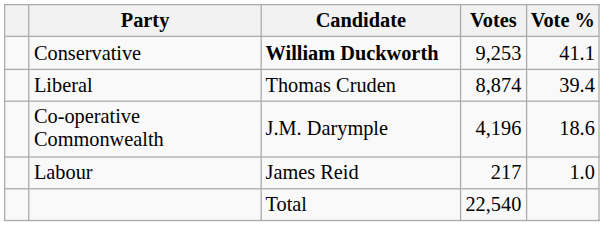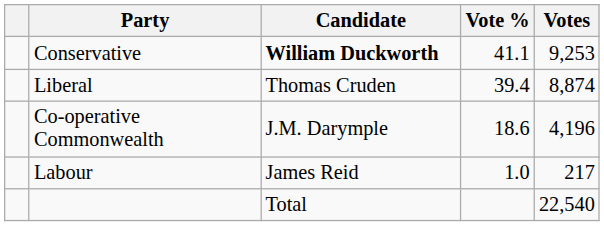columns swapped: (493, 20) <-> (563, 20)
